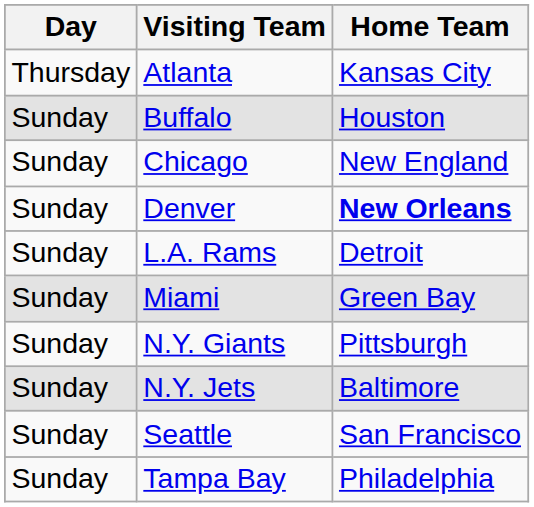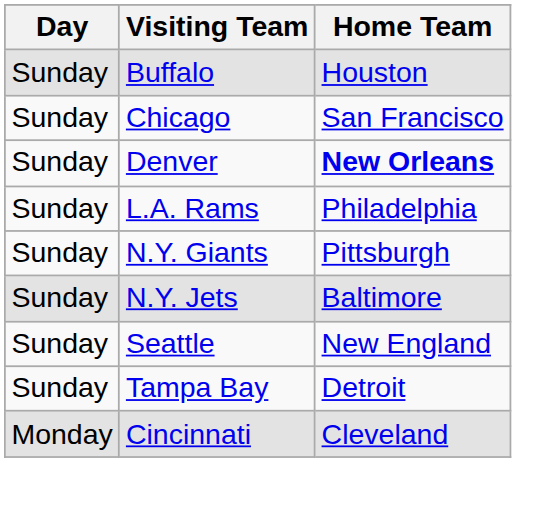- row: (188, 72)
(424, 162) New England -> (413, 117) San Francisco
(381, 252) Detroit -> (399, 207) Philadelphia
- row: (181, 298)
(430, 433) San Francisco -> (406, 343) New England
(417, 478) Philadelphia -> (364, 388) Detroit
+ row: (188, 433)
